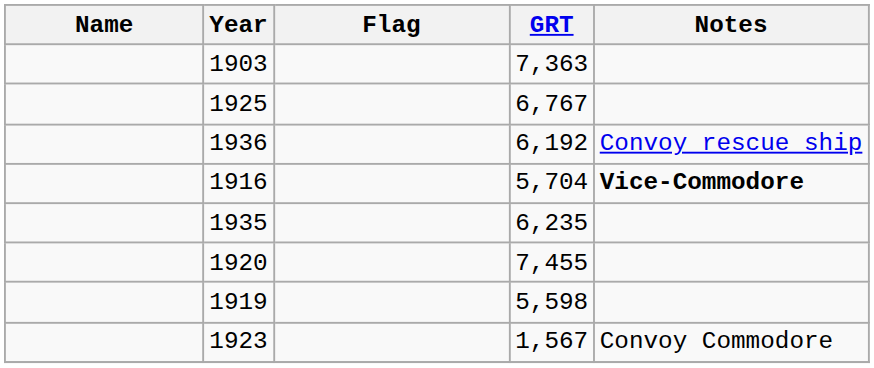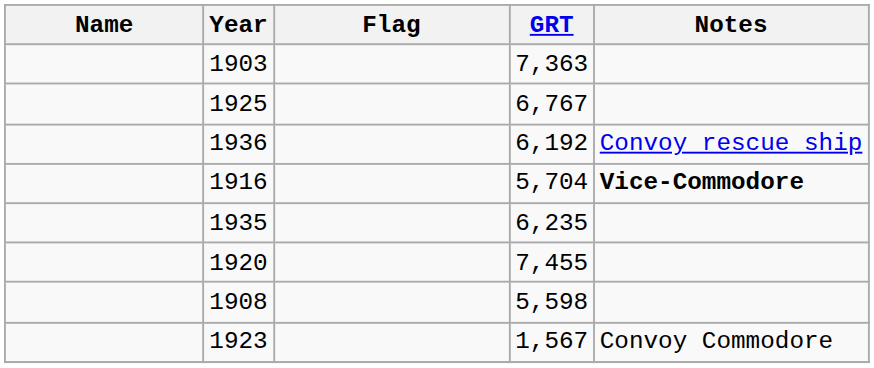(238, 302) 1919 -> (238, 302) 1908
